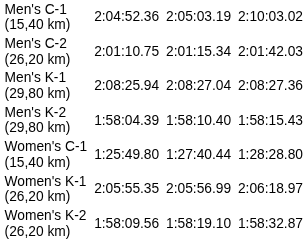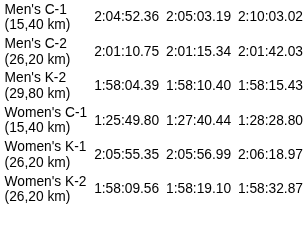- row: (37, 85)
